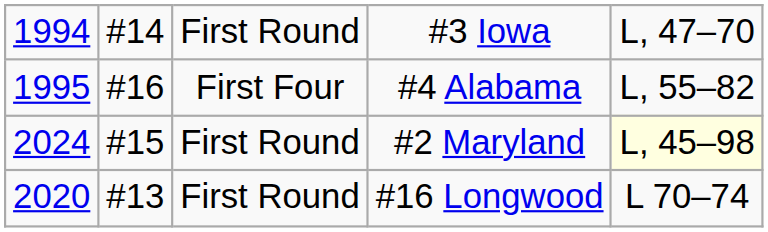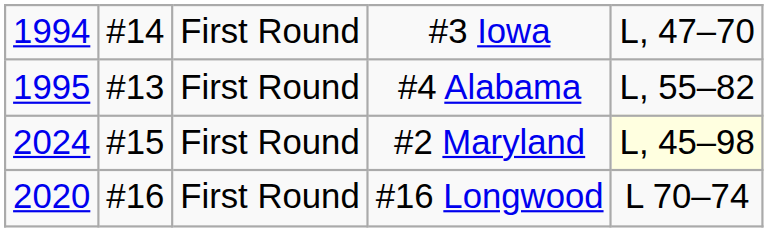(135, 87) #16 -> (135, 87) #13
(270, 87) First Four -> (270, 87) First Round
(135, 197) #13 -> (135, 197) #16
